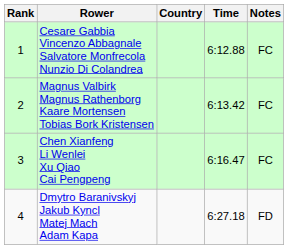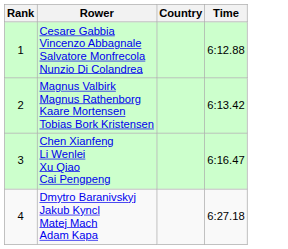- column: (265, 13)
